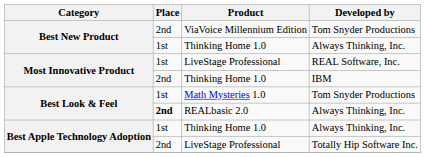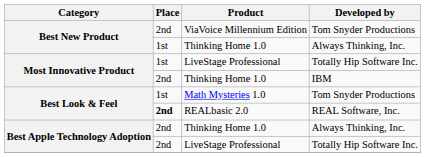(356, 62) REAL Software, Inc. -> (365, 62) Totally Hip Software Inc.
(358, 111) Always Thinking, Inc. -> (356, 111) REAL Software, Inc.
(162, 128) 1st -> (164, 128) 2nd
